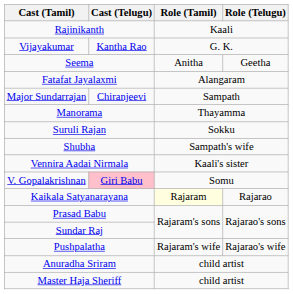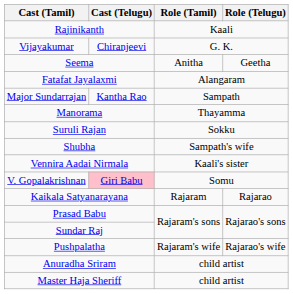(122, 46) Kantha Rao -> (122, 46) Chiranjeevi
(122, 96) Chiranjeevi -> (122, 96) Kantha Rao
(188, 197) lightyellow background -> (188, 197) no background
